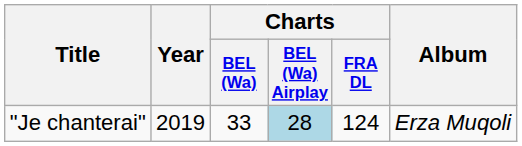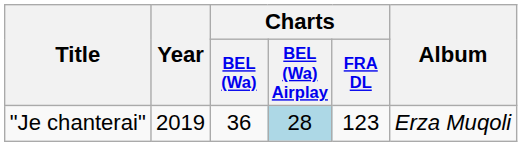(239, 122) 33 -> (239, 122) 36
(361, 122) 124 -> (361, 122) 123
